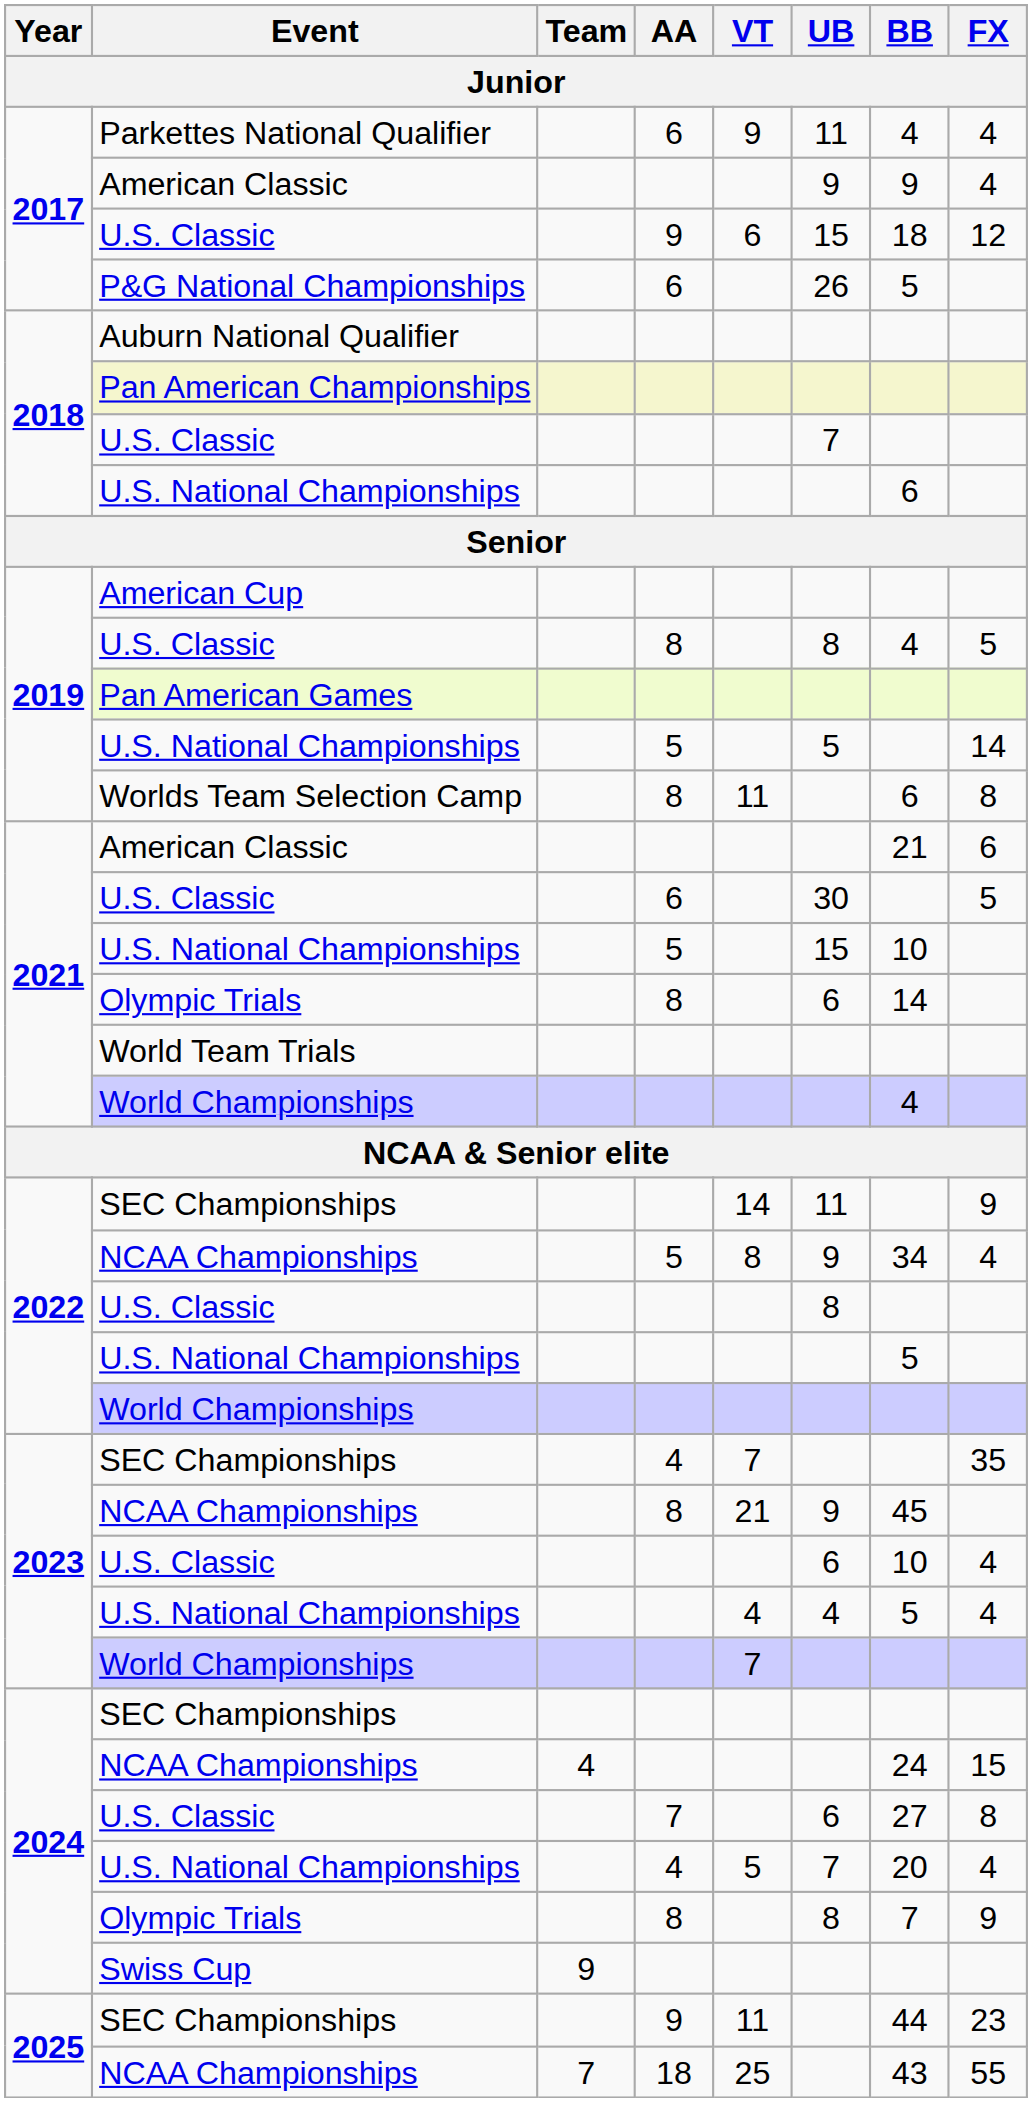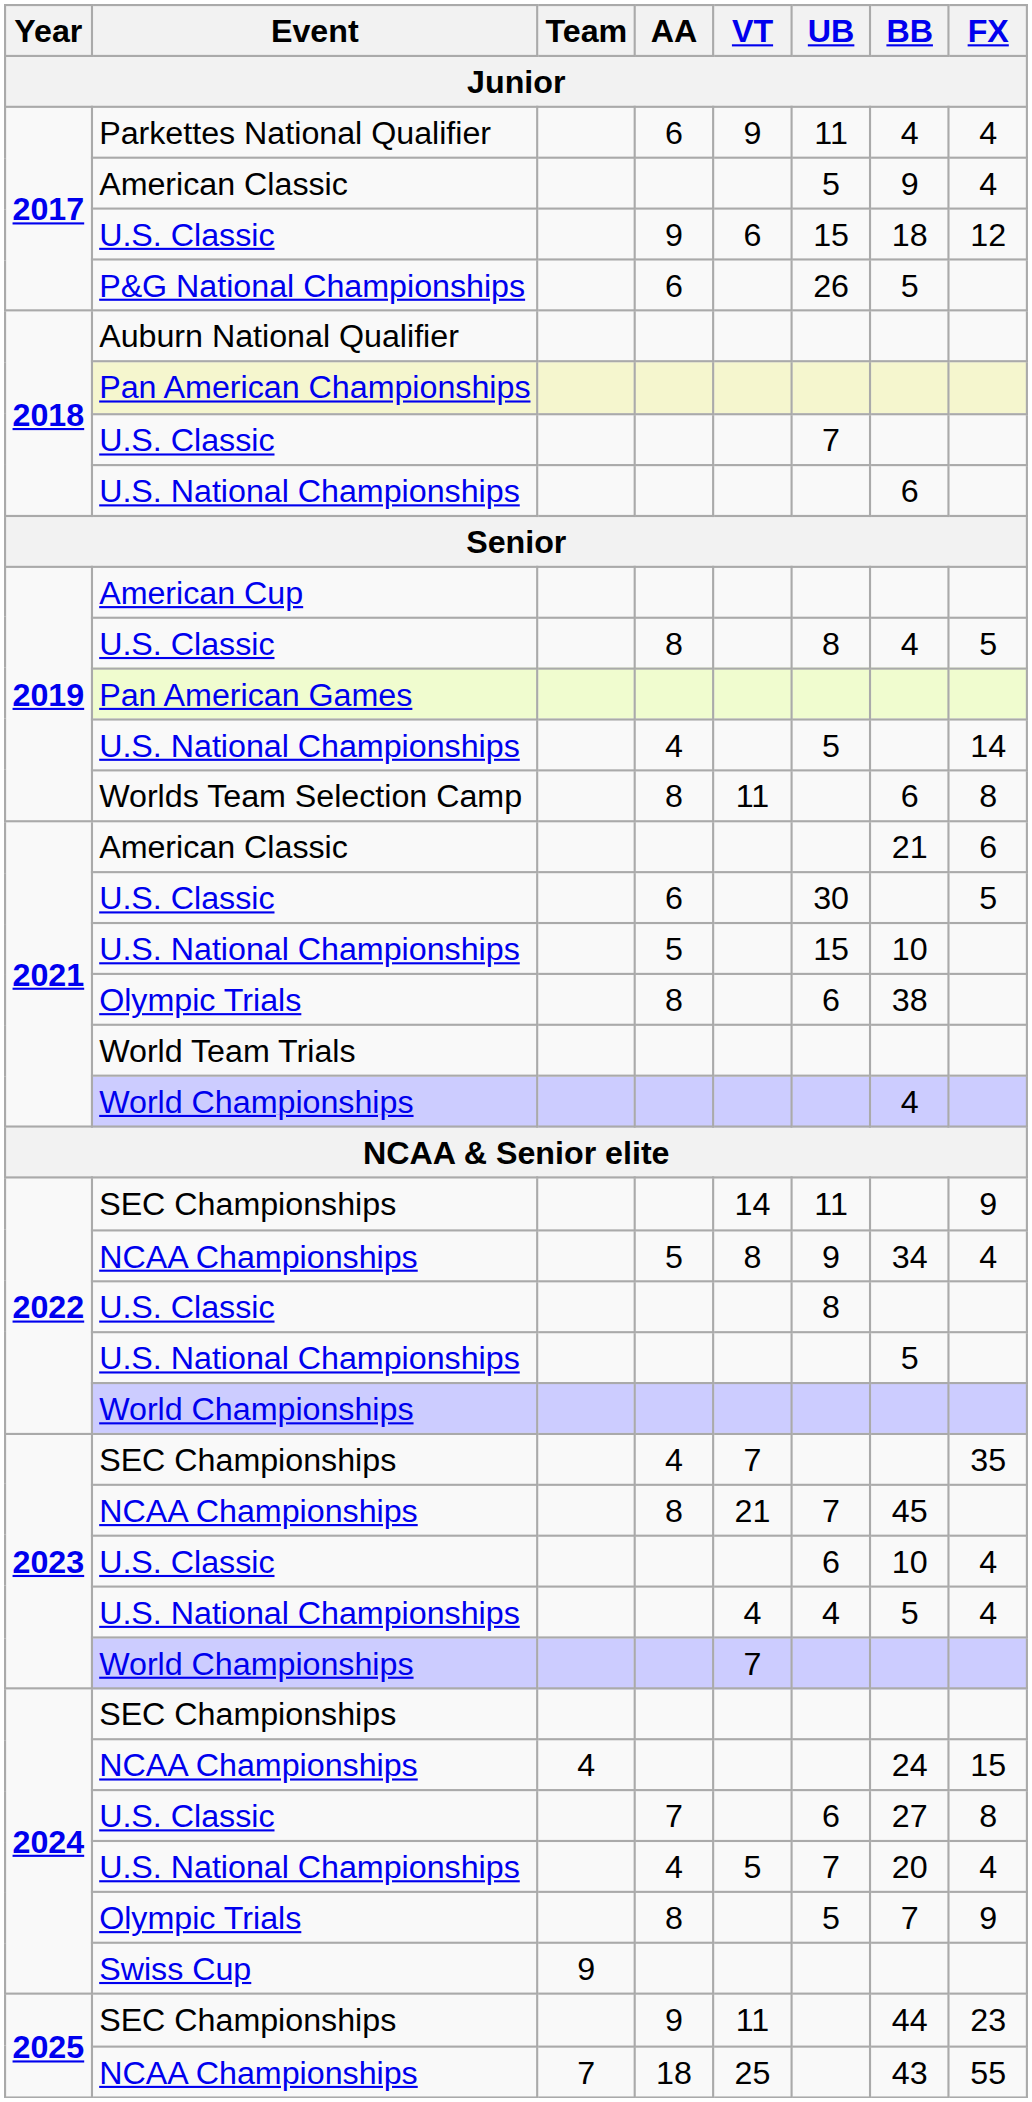(831, 184) 9 -> (831, 184) 5
(674, 745) 5 -> (674, 745) 4
(910, 1000) 14 -> (910, 1000) 38
(831, 1510) 9 -> (831, 1510) 7
(831, 1918) 8 -> (831, 1918) 5
